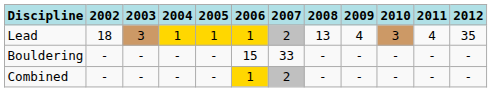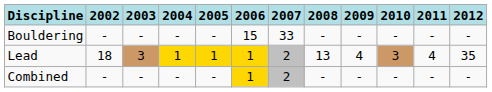rows swapped: (23, 35) <-> (45, 56)
